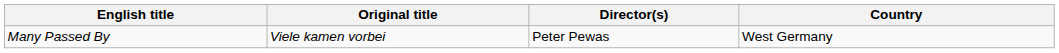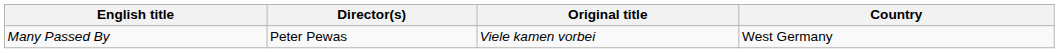columns swapped: (398, 15) <-> (634, 15)
